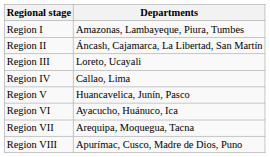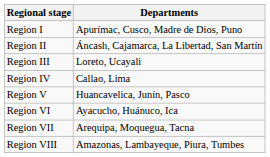(160, 29) Amazonas, Lambayeque, Piura, Tumbes -> (159, 29) Apurímac, Cusco, Madre de Dios, Puno
(159, 144) Apurímac, Cusco, Madre de Dios, Puno -> (160, 144) Amazonas, Lambayeque, Piura, Tumbes
